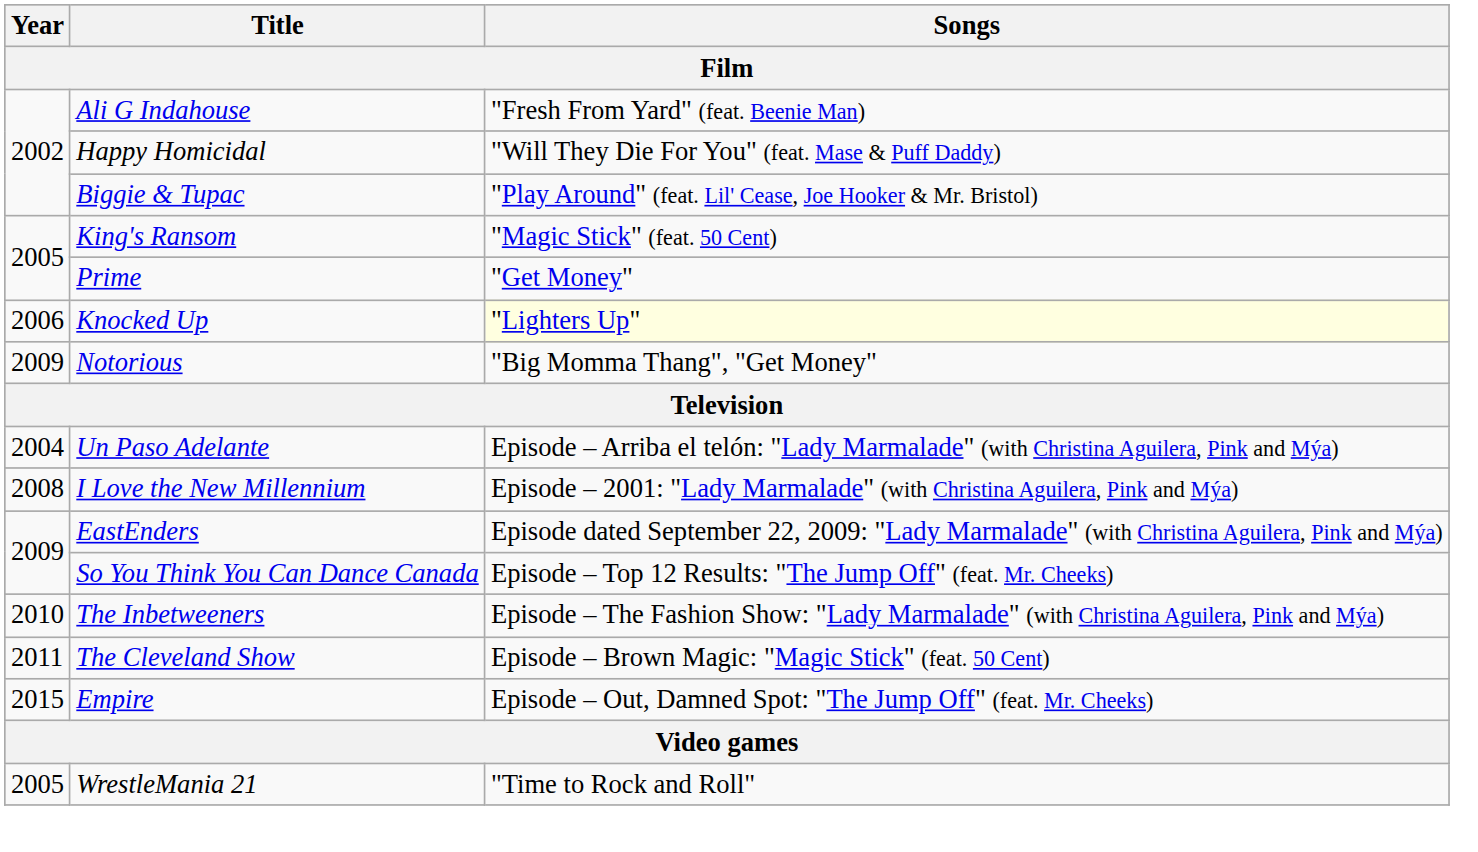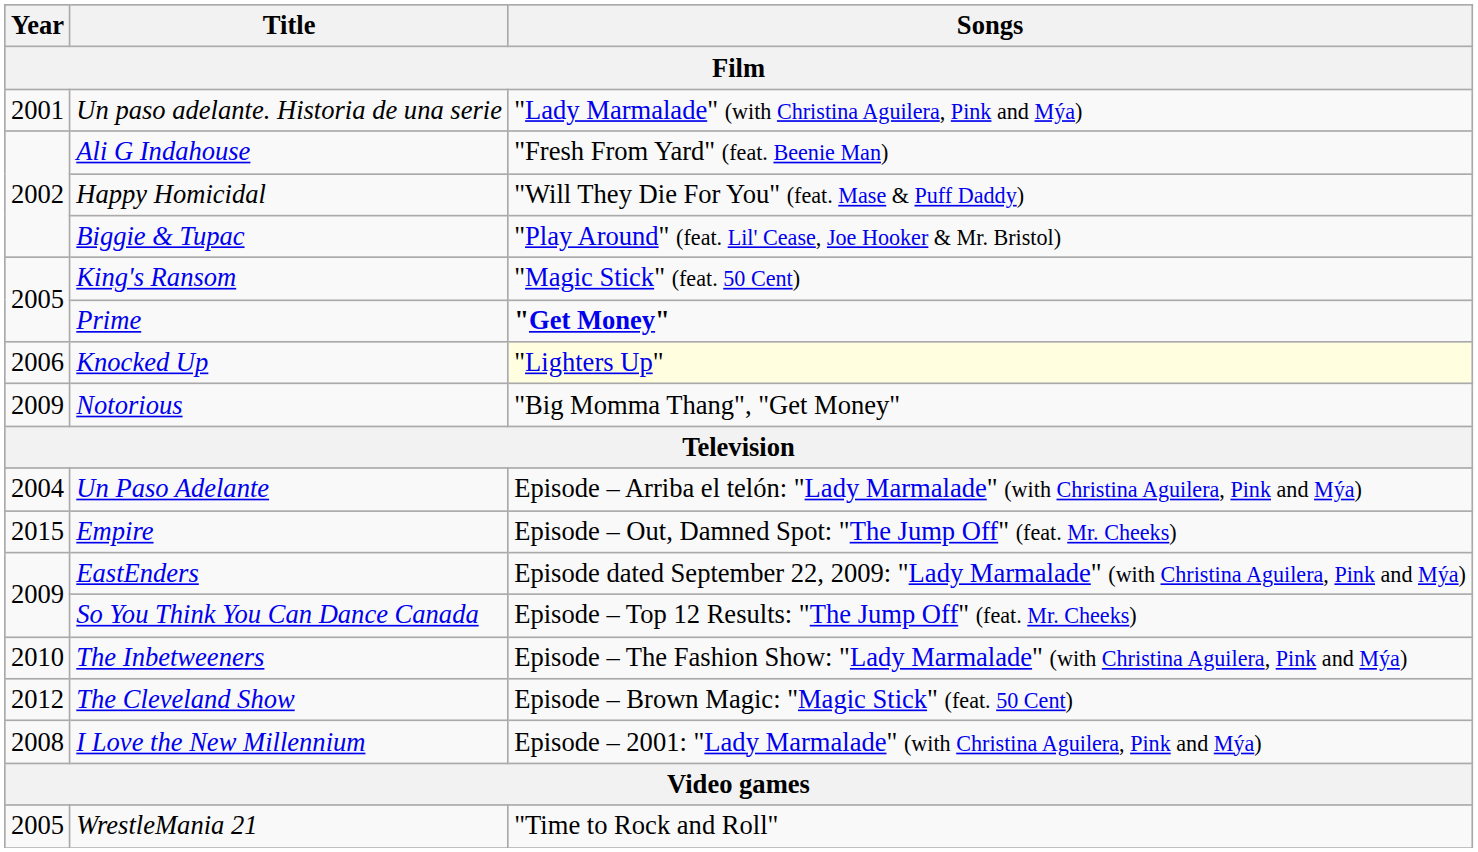+ row: (289, 109)
(562, 278) normal -> (592, 320) bold
rows swapped: (221, 488) <-> (115, 699)
(37, 657) 2011 -> (38, 699) 2012
